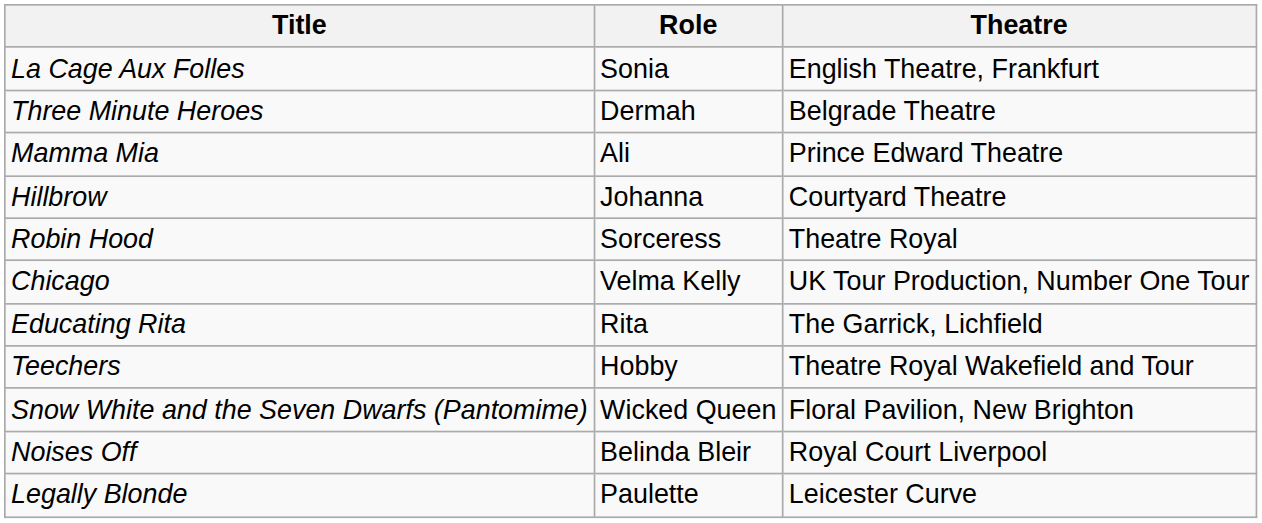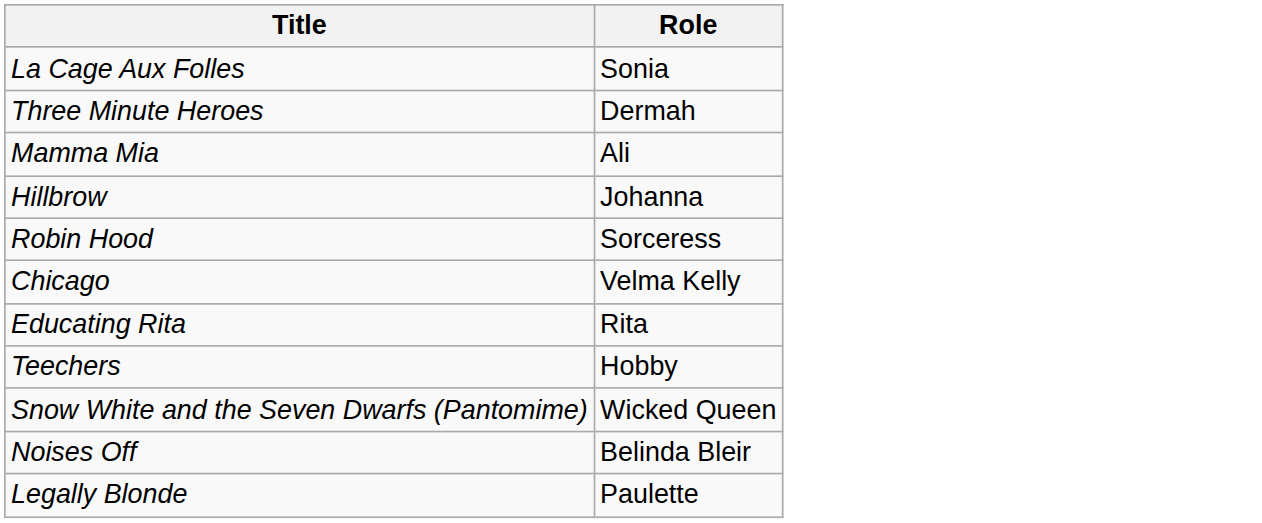- column: (1019, 25)
